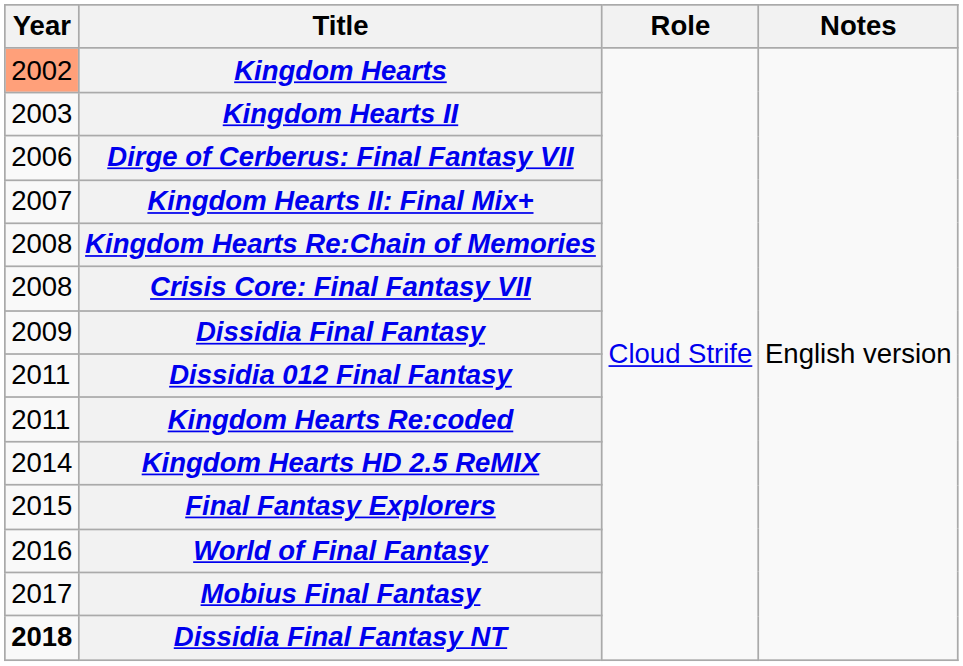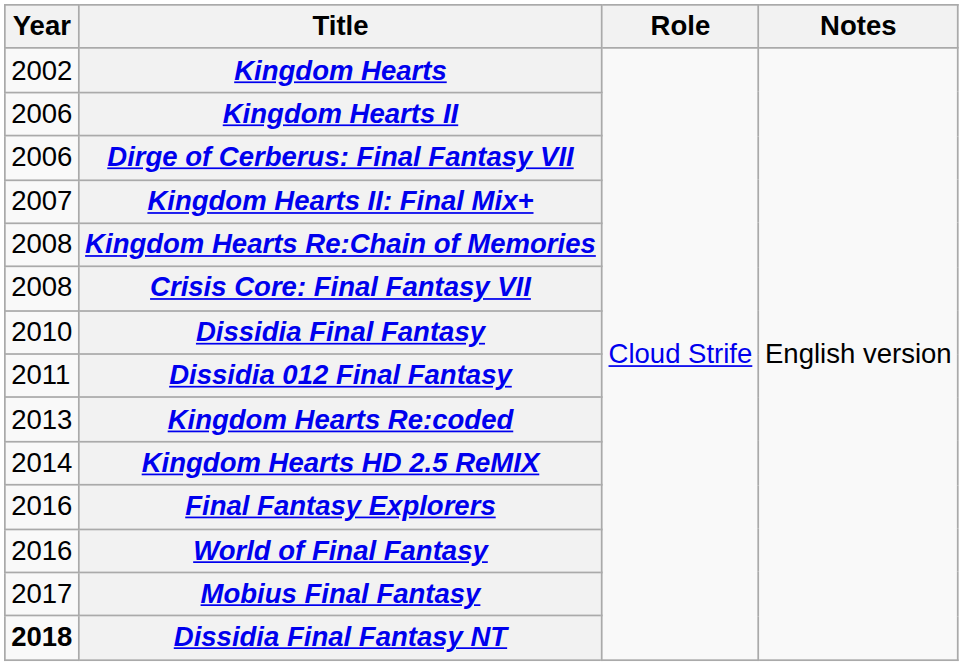(42, 69) lightsalmon background -> (42, 69) no background
(42, 113) 2003 -> (42, 113) 2006
(42, 331) 2009 -> (42, 331) 2010
(41, 419) 2011 -> (42, 419) 2013
(42, 506) 2015 -> (42, 506) 2016
